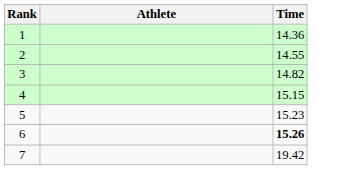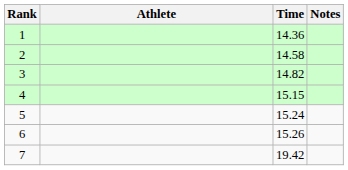+ column: (325, 14)
(290, 54) 14.55 -> (290, 54) 14.58
(290, 114) 15.23 -> (290, 114) 15.24
(290, 134) bold -> (290, 134) normal
